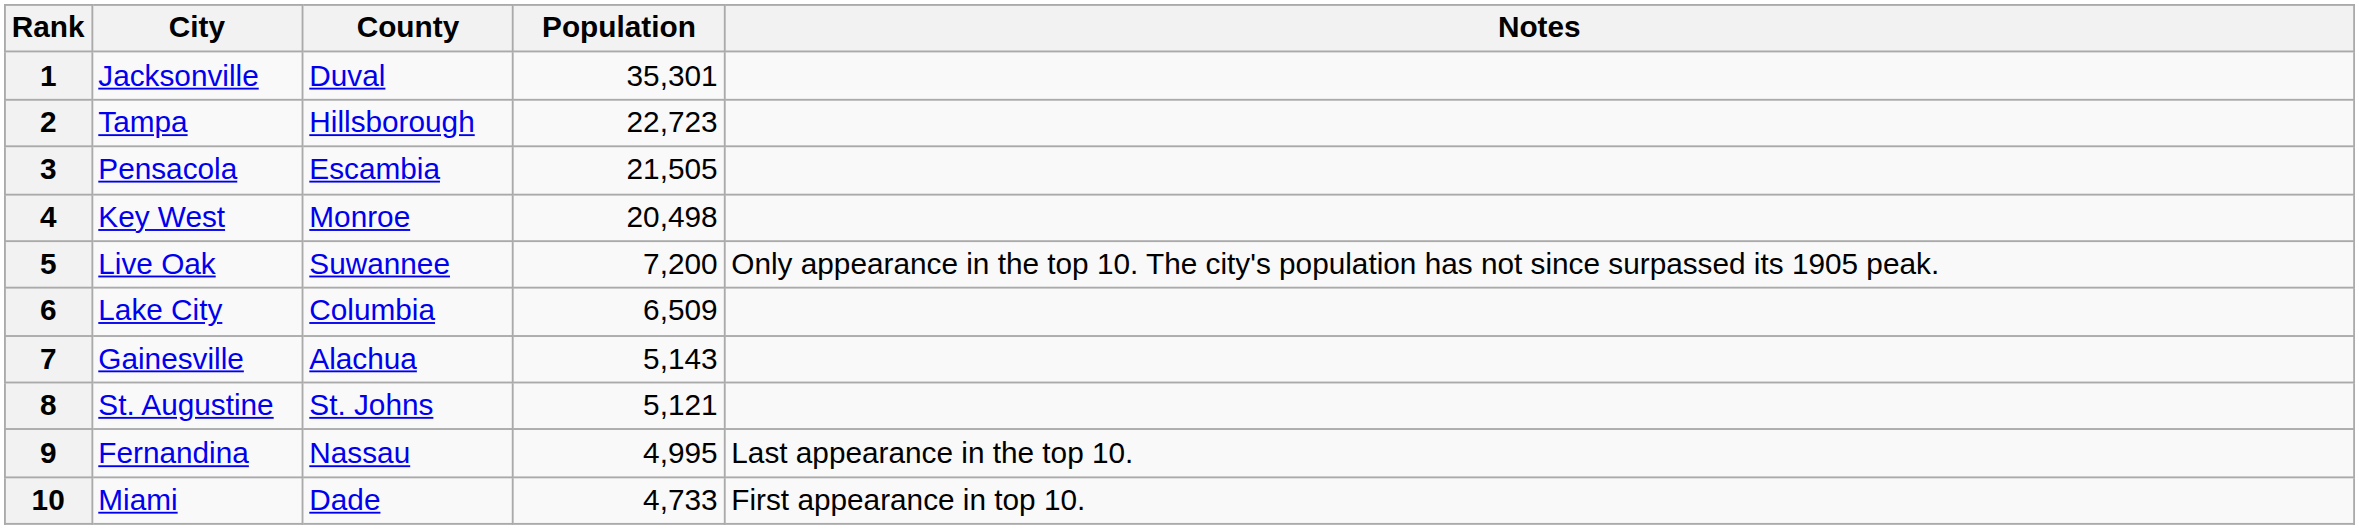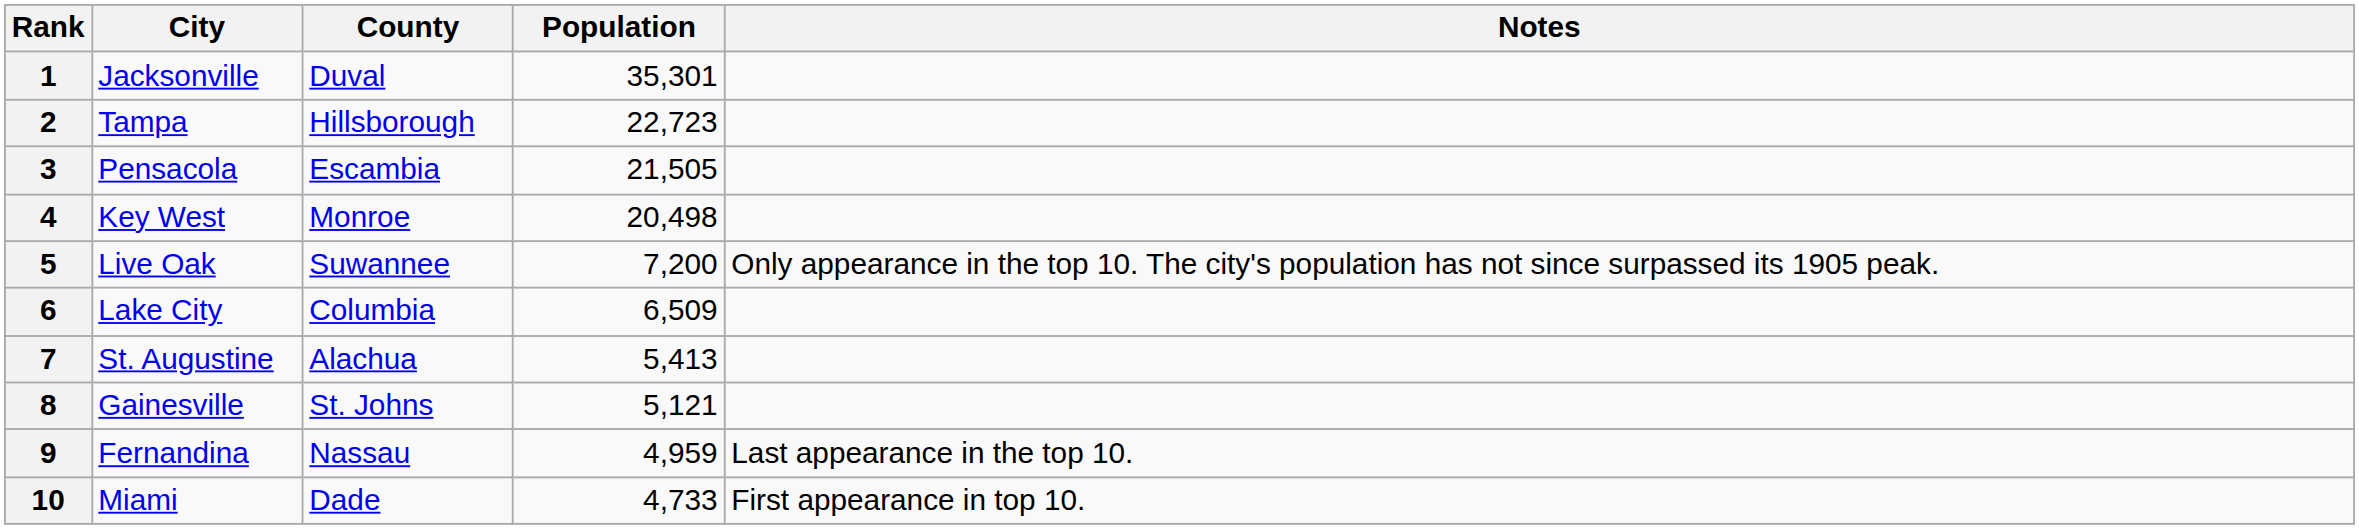(171, 358) Gainesville -> (186, 358) St. Augustine
(680, 358) 5,143 -> (680, 358) 5,413
(186, 405) St. Augustine -> (171, 405) Gainesville
(680, 452) 4,995 -> (680, 452) 4,959
